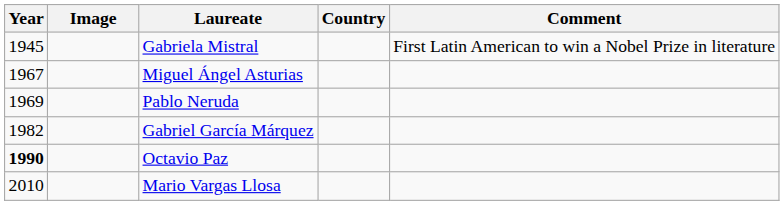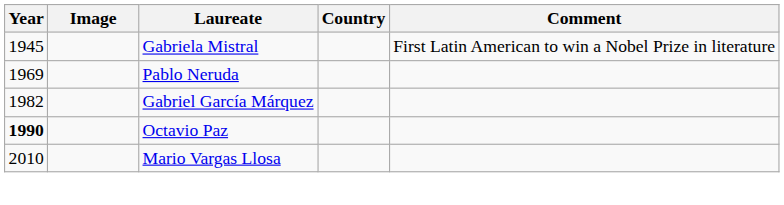- row: (223, 74)
